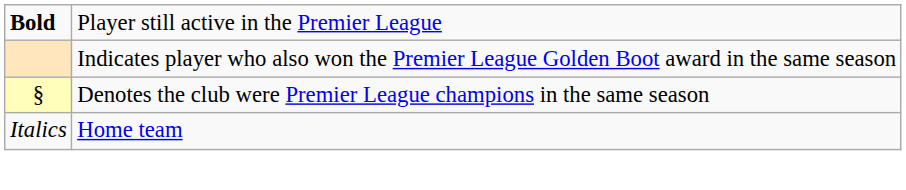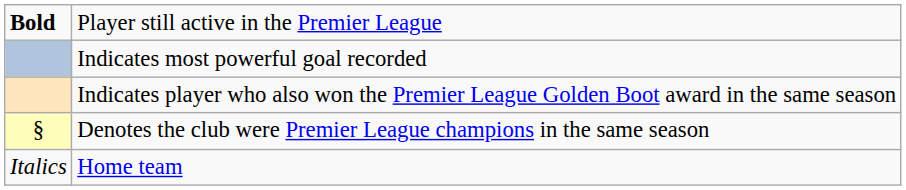+ row: (252, 58)
